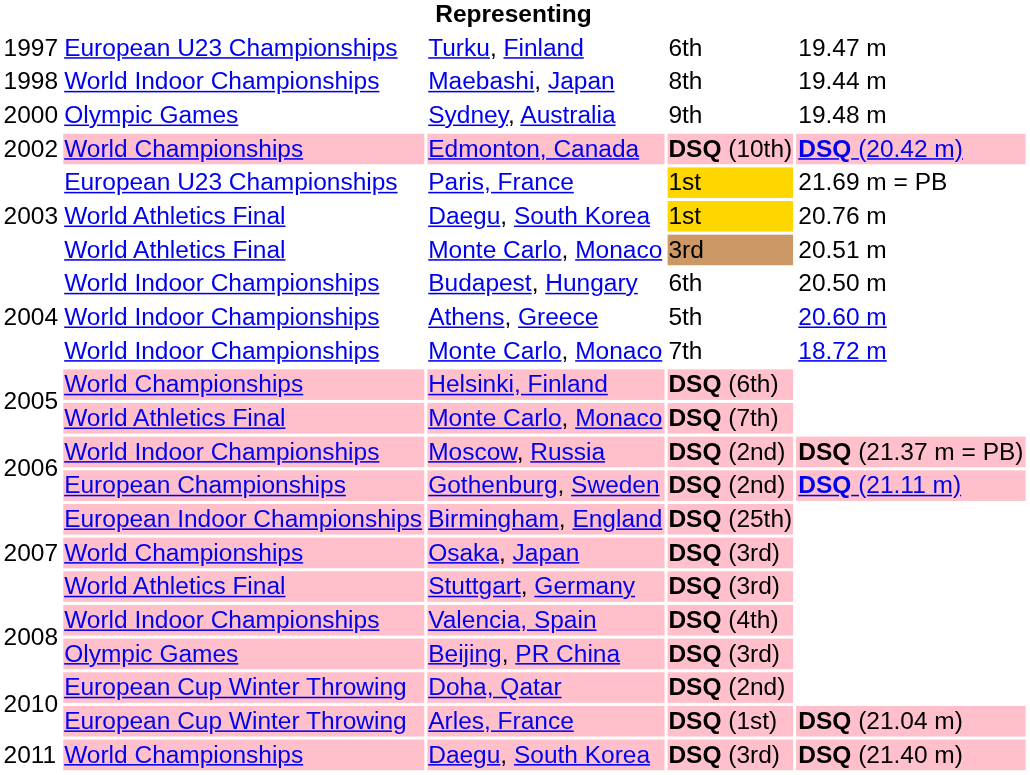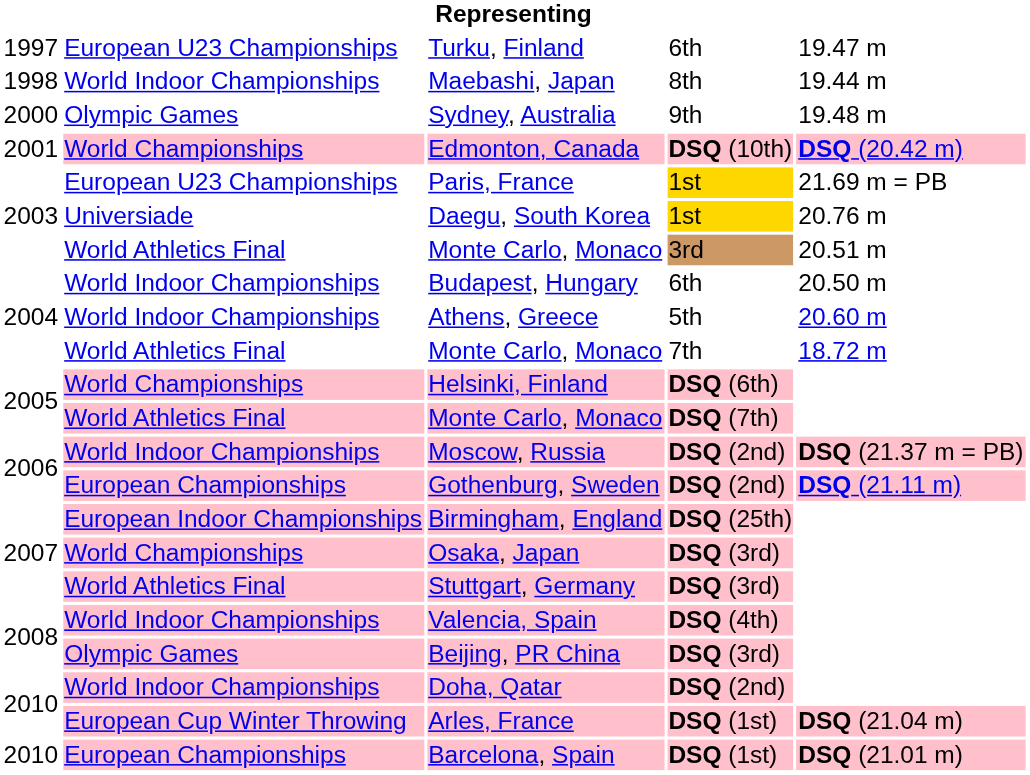(31, 148) 2002 -> (31, 148) 2001
(175, 216) World Athletics Final -> (129, 216) Universiade
(222, 350) World Indoor Championships -> (175, 350) World Athletics Final
(235, 687) European Cup Winter Throwing -> (222, 687) World Indoor Championships
+ row: (521, 754)
- row: (539, 754)
